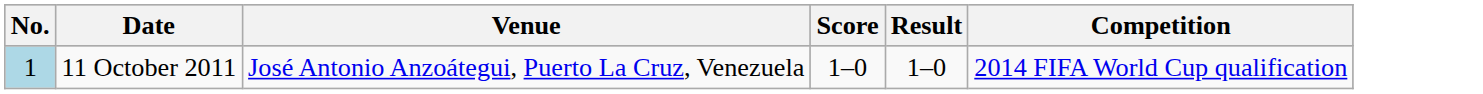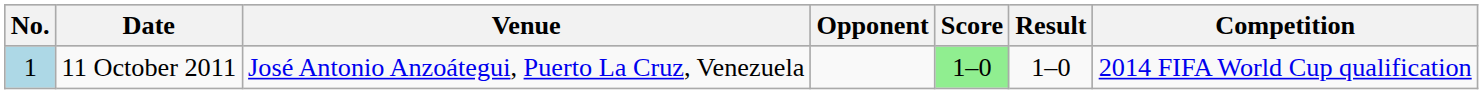+ column: (873, 25)
(848, 66) no background -> (972, 66) lightgreen background
